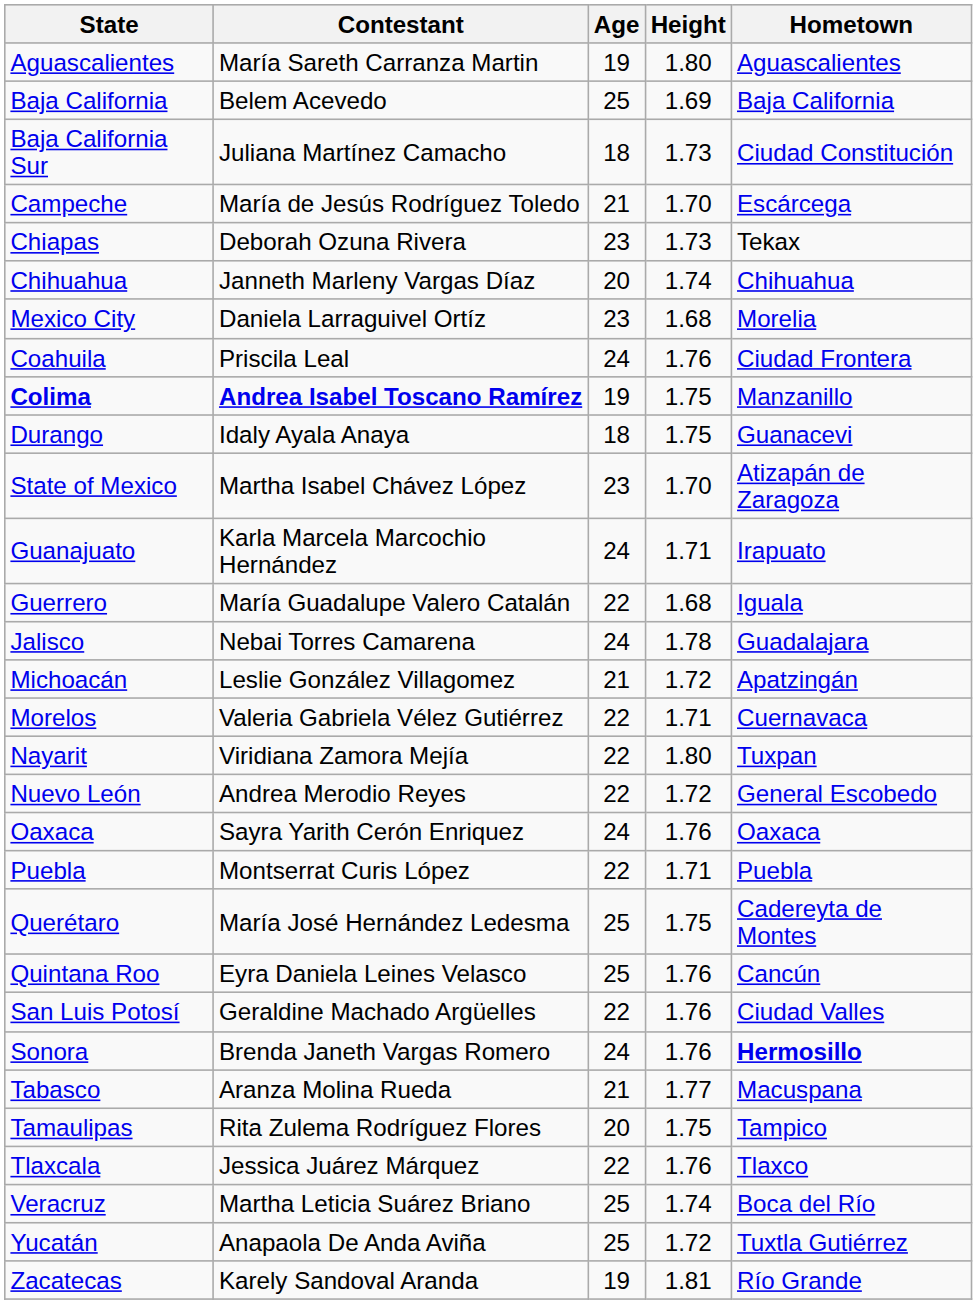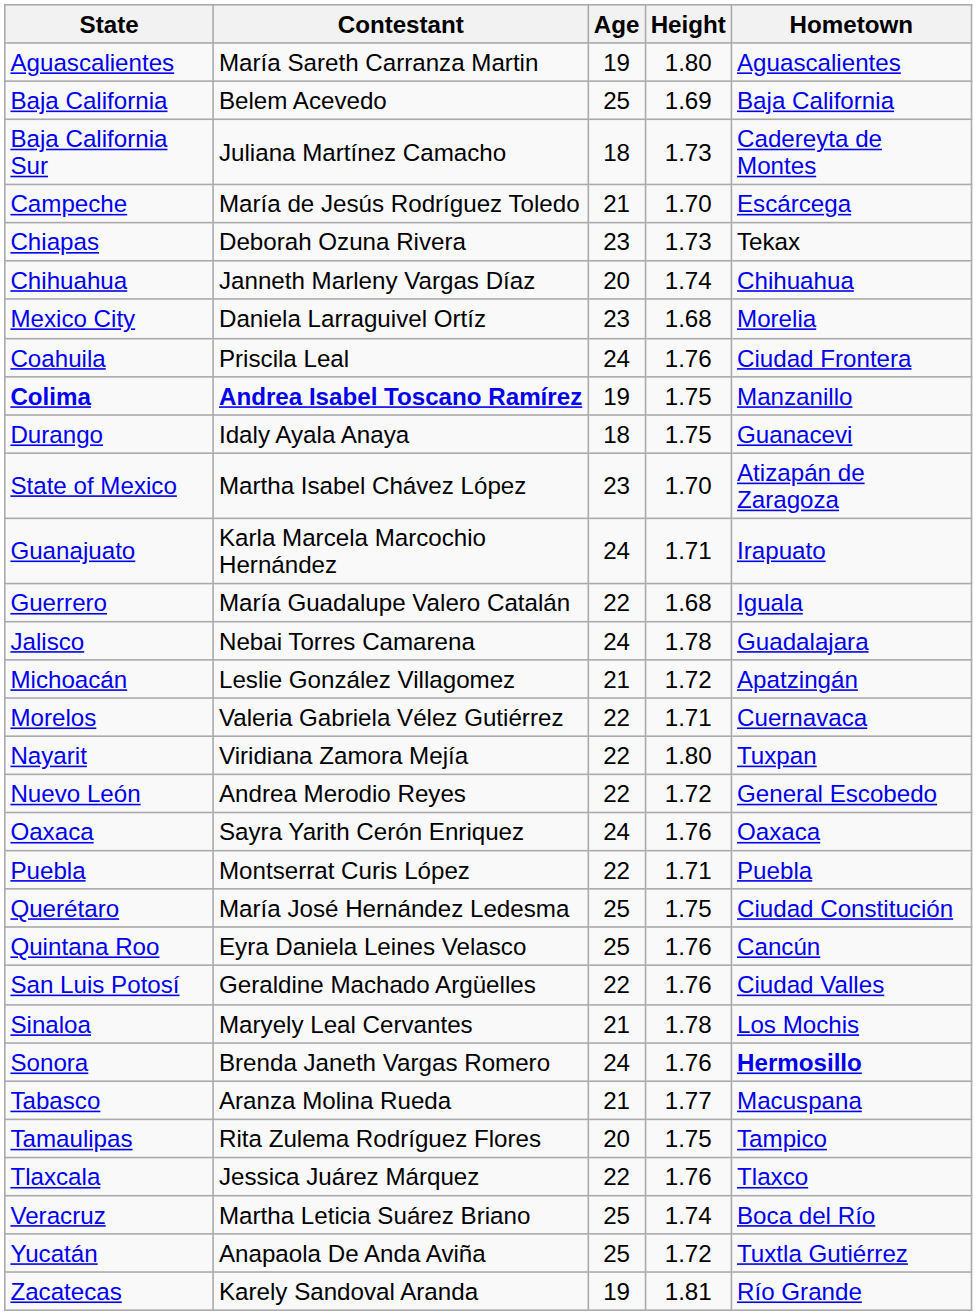(845, 152) Ciudad Constitución -> (810, 152) Cadereyta de Montes
(810, 922) Cadereyta de Montes -> (845, 909) Ciudad Constitución
+ row: (51, 1023)
